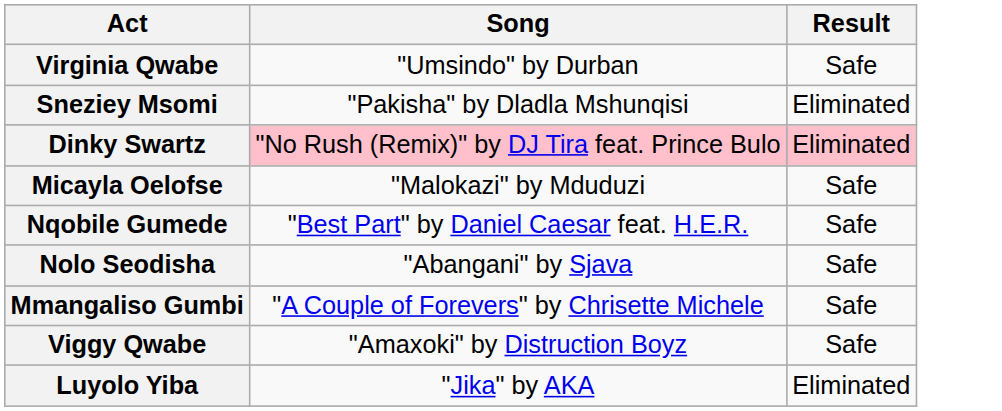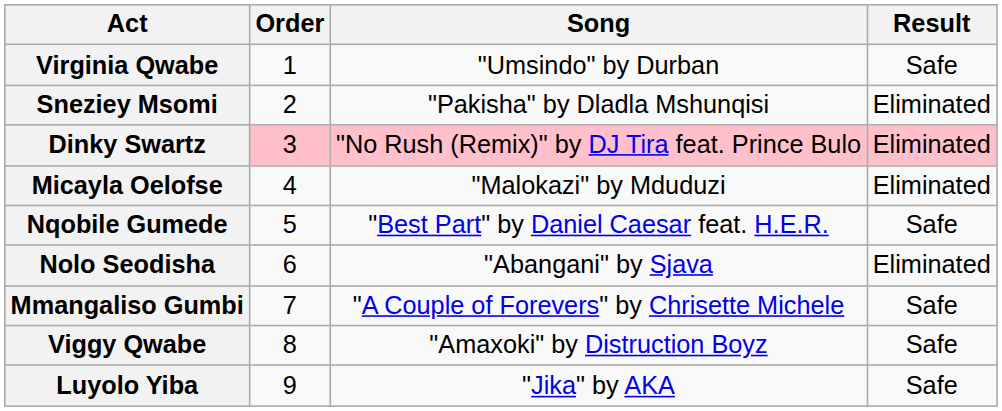+ column: (290, 24)
(851, 184) Safe -> (932, 184) Eliminated
(851, 265) Safe -> (932, 265) Eliminated
(851, 385) Eliminated -> (932, 385) Safe
